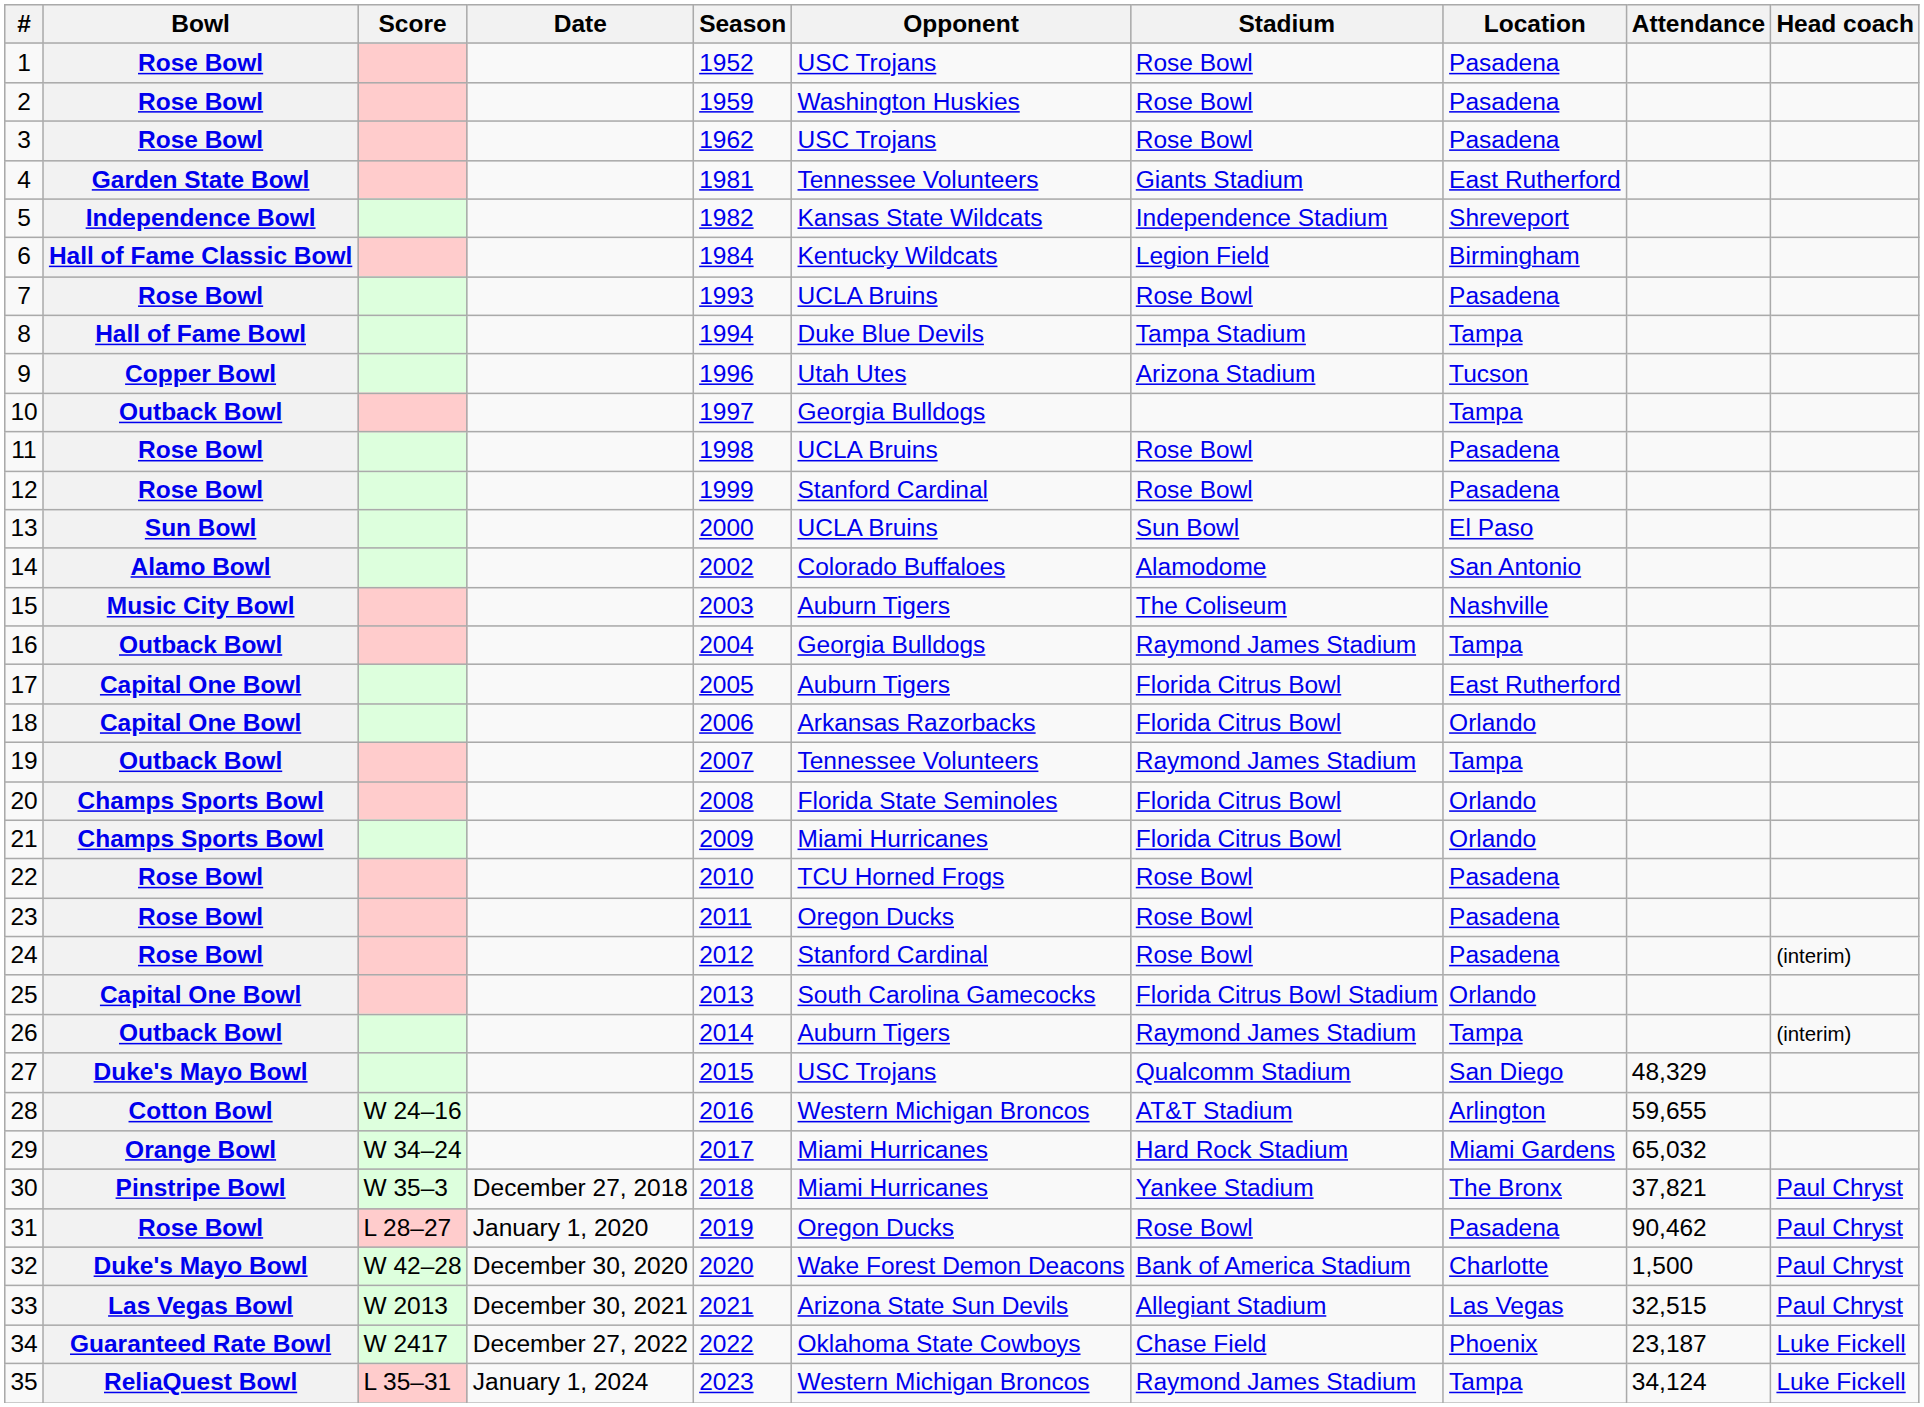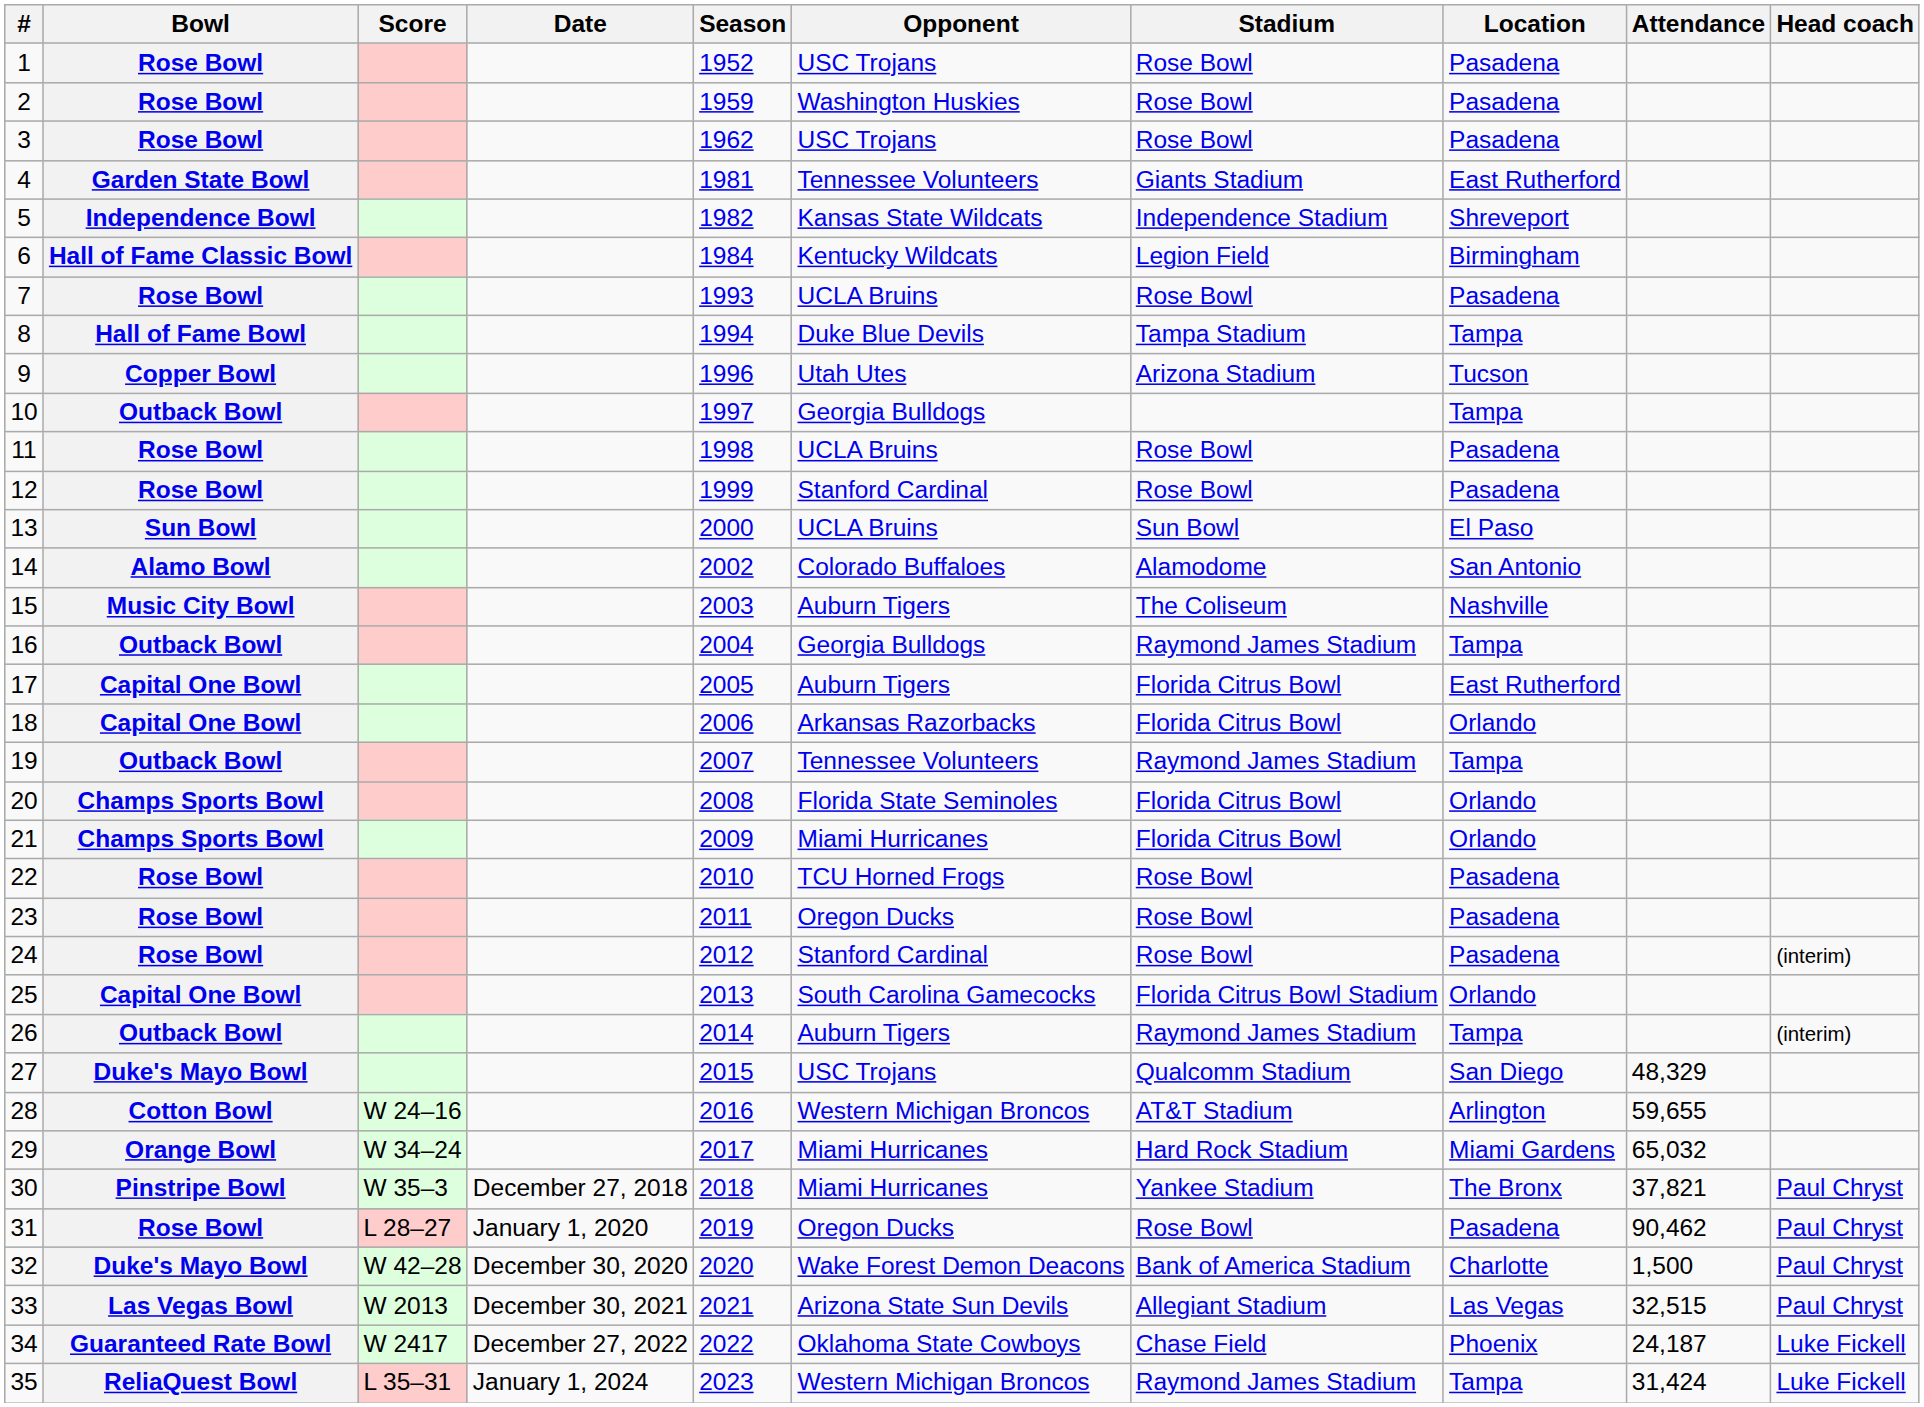(1669, 1343) 23,187 -> (1669, 1343) 24,187
(1669, 1382) 34,124 -> (1669, 1382) 31,424
